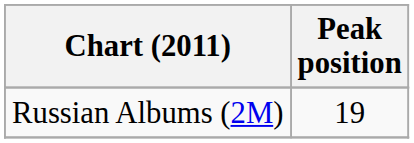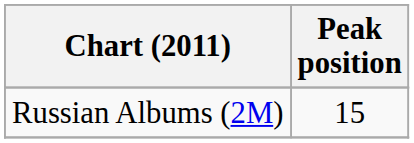(350, 112) 19 -> (350, 112) 15
